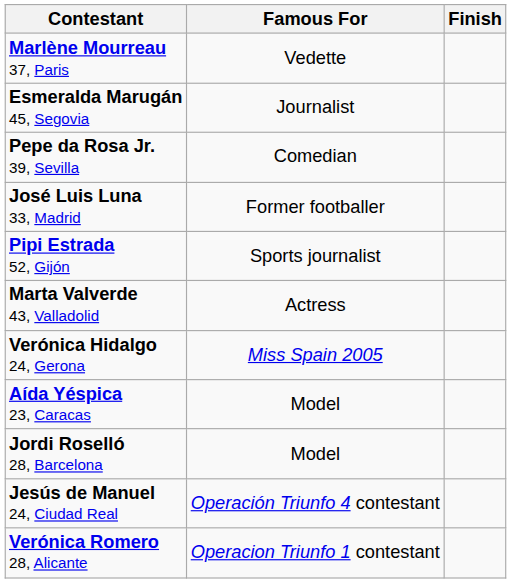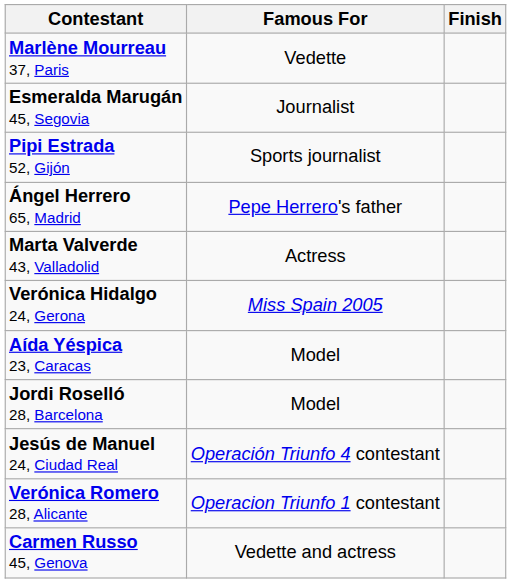- row: (82, 157)
- row: (75, 206)
+ row: (70, 206)
+ row: (73, 552)
